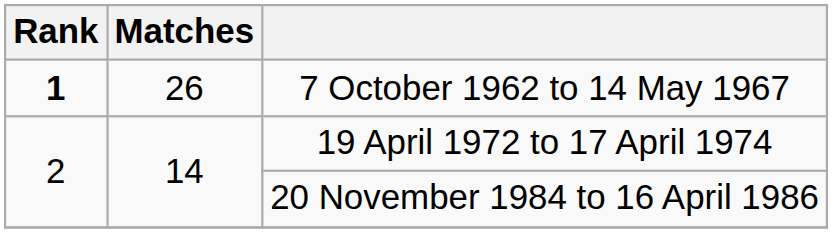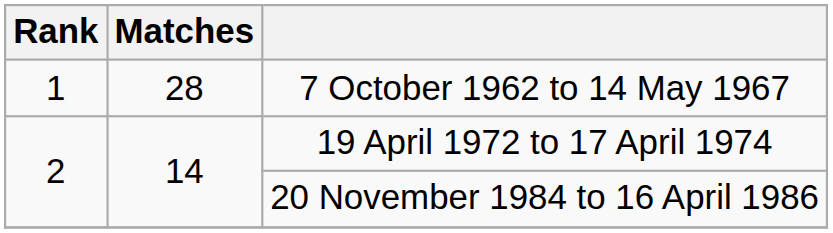(56, 87) bold -> (56, 87) normal
(184, 87) 26 -> (184, 87) 28
